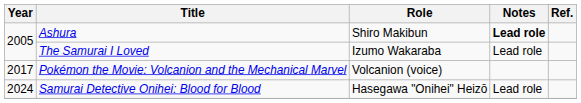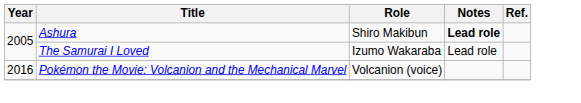(20, 70) 2017 -> (20, 70) 2016
- row: (150, 88)
